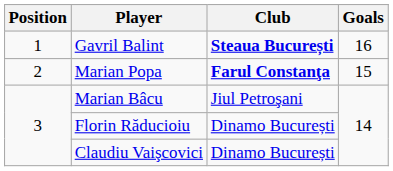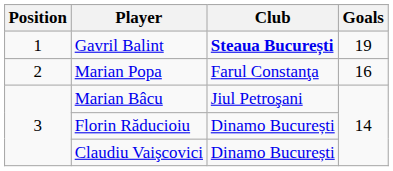(363, 44) 16 -> (363, 44) 19
(270, 71) bold -> (265, 71) normal
(363, 71) 15 -> (363, 71) 16
